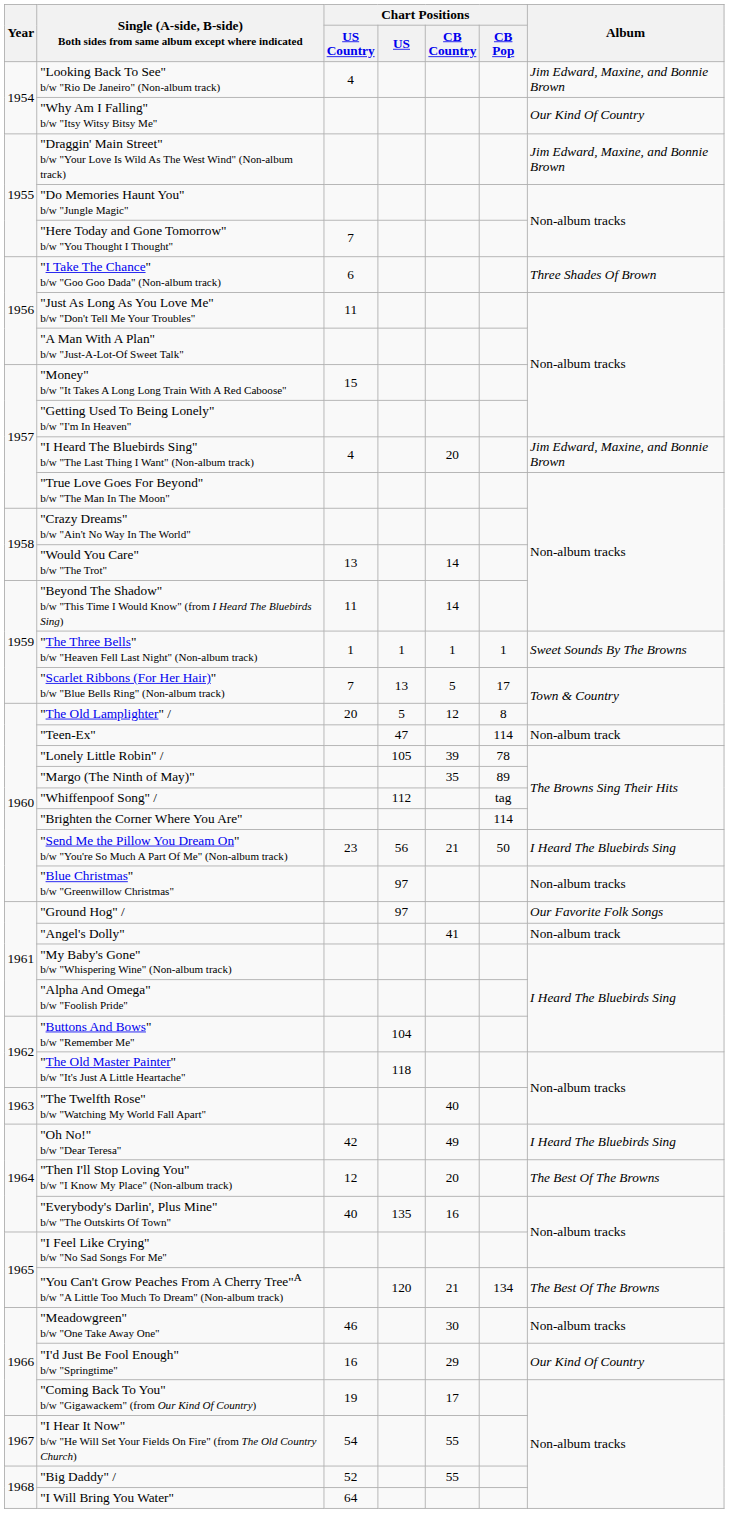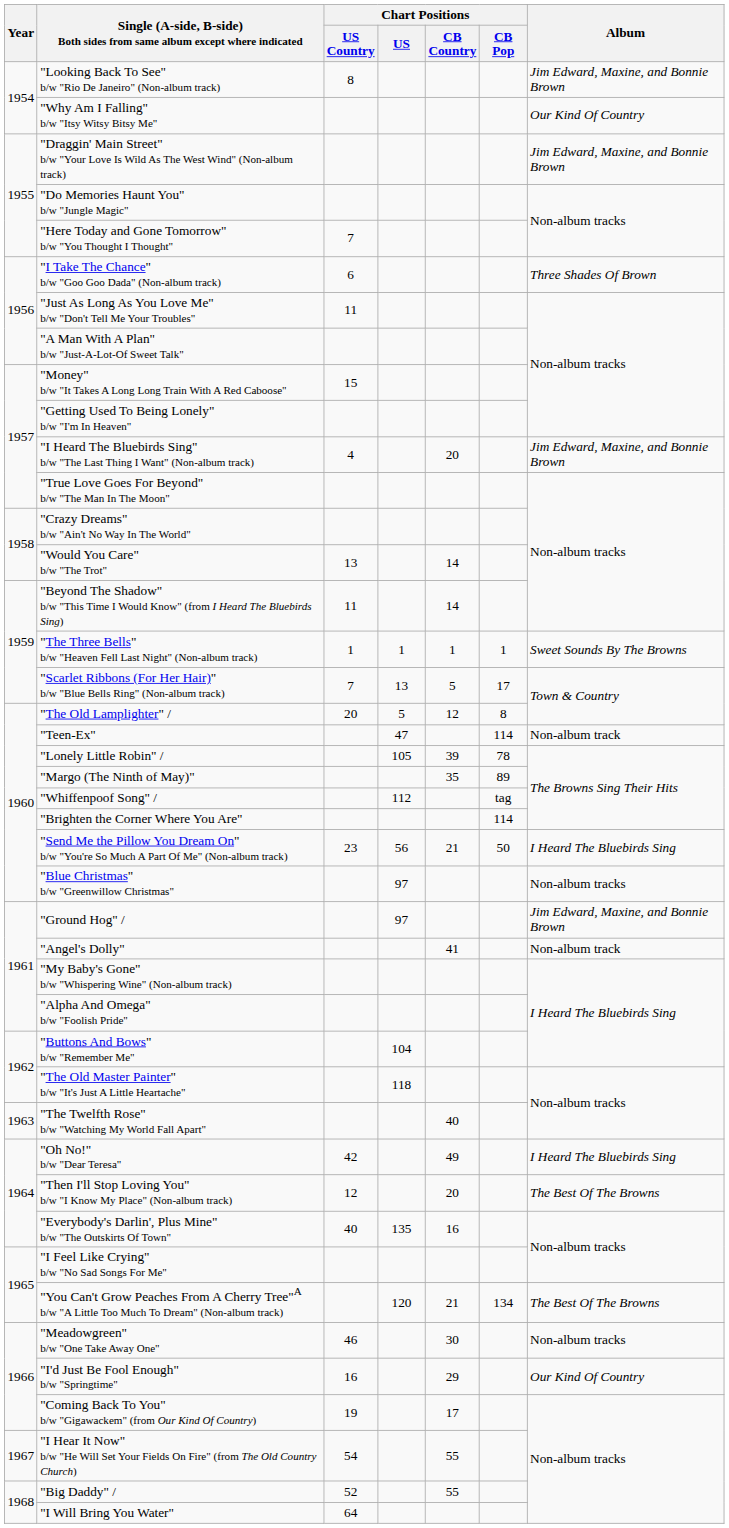(351, 79) 4 -> (351, 79) 8
(597, 912) Our Favorite Folk Songs -> (619, 919) Jim Edward, Maxine, and Bonnie Brown
